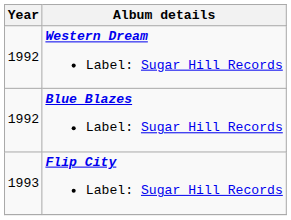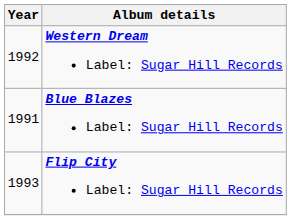(23, 120) 1992 -> (23, 120) 1991
